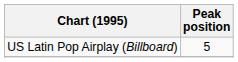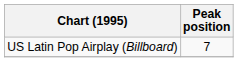(207, 47) 5 -> (207, 47) 7
